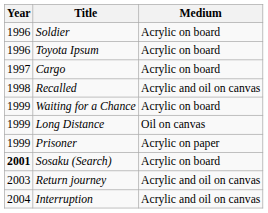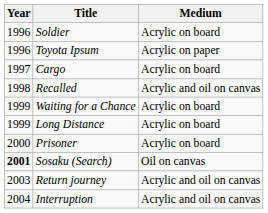(181, 50) Acrylic on board -> (180, 50) Acrylic on paper
(173, 124) Oil on canvas -> (181, 124) Acrylic on board
(19, 143) 1999 -> (19, 143) 2000
(180, 143) Acrylic on paper -> (181, 143) Acrylic on board
(181, 161) Acrylic on board -> (173, 161) Oil on canvas
